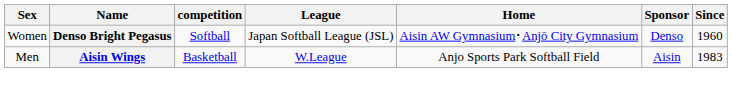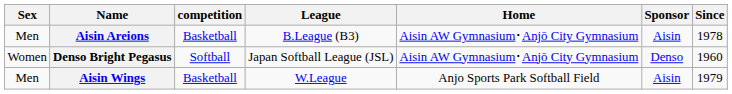+ row: (112, 35)
(710, 56) 1983 -> (710, 77) 1979
